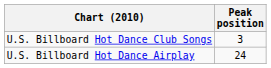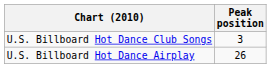(240, 55) 24 -> (240, 55) 26
